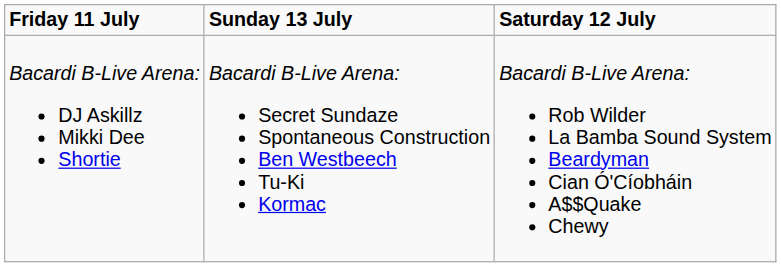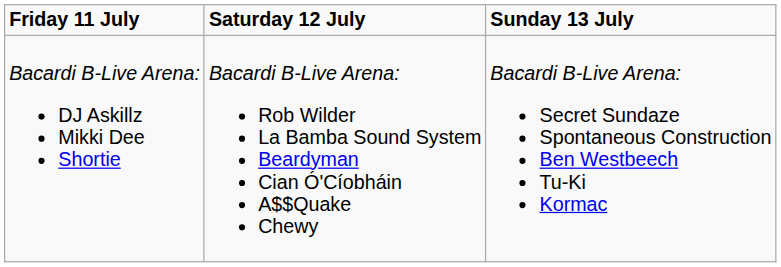columns swapped: (577, 20) <-> (281, 20)
